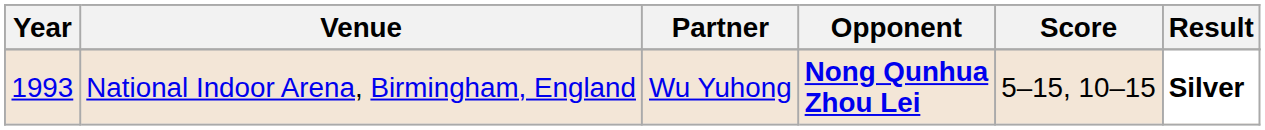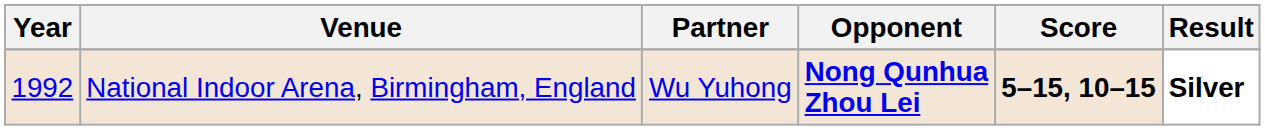(42, 87) 1993 -> (42, 87) 1992
(1078, 87) normal -> (1078, 87) bold
